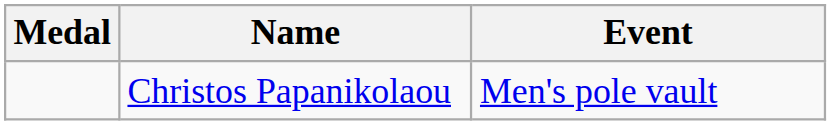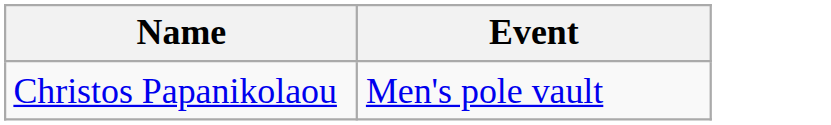- column: (62, 32)
